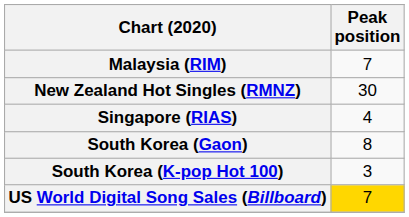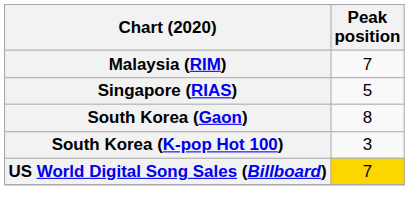- row: (168, 90)
(367, 117) 4 -> (367, 90) 5
